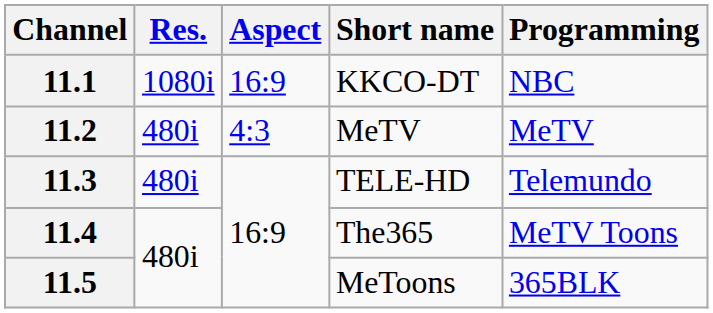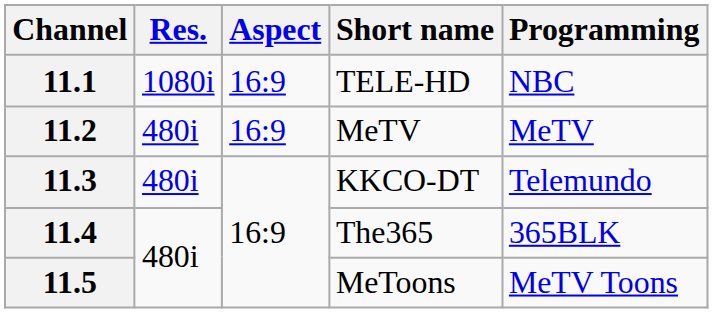(408, 80) KKCO-DT -> (403, 80) TELE-HD
(250, 130) 4:3 -> (258, 130) 16:9
(403, 181) TELE-HD -> (408, 181) KKCO-DT
(593, 231) MeTV Toons -> (565, 231) 365BLK
(565, 282) 365BLK -> (593, 282) MeTV Toons
